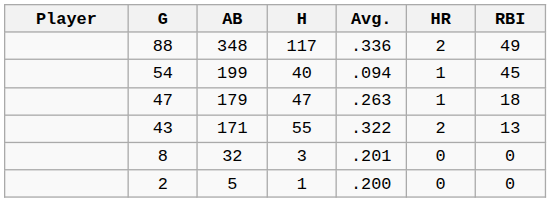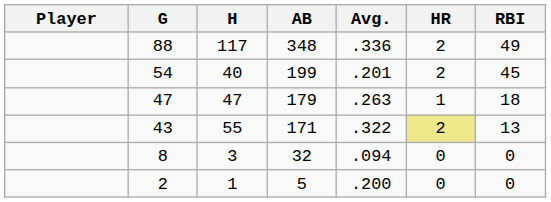columns swapped: (232, 18) <-> (302, 18)
(371, 74) .094 -> (371, 74) .201
(441, 74) 1 -> (441, 74) 2
(441, 129) no background -> (441, 129) khaki background
(371, 156) .201 -> (371, 156) .094
